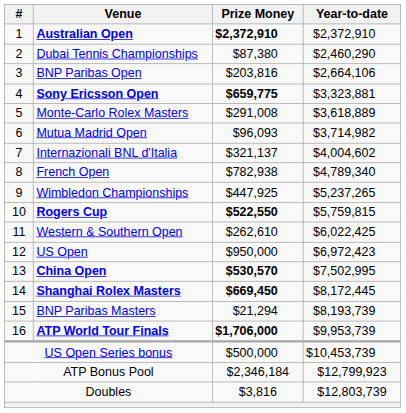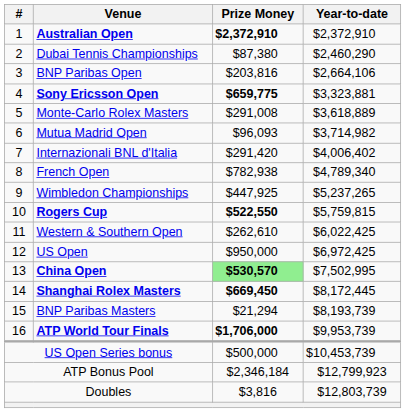(252, 152) $321,137 -> (252, 152) $291,420
(344, 152) $4,004,602 -> (344, 152) $4,006,402
(344, 251) $6,972,423 -> (344, 251) $6,972,425
(252, 271) no background -> (252, 271) lightgreen background
